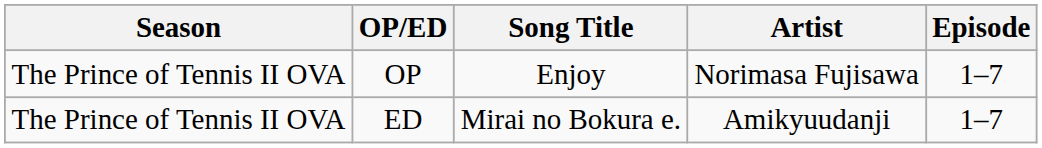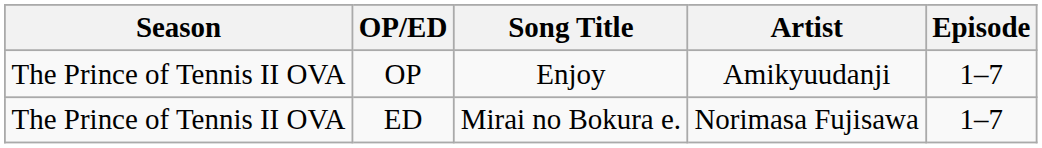(807, 73) Norimasa Fujisawa -> (807, 73) Amikyuudanji
(807, 119) Amikyuudanji -> (807, 119) Norimasa Fujisawa
